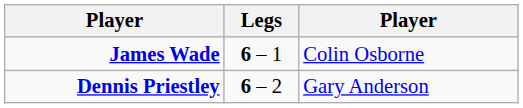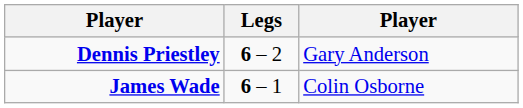rows swapped: (148, 86) <-> (165, 53)
